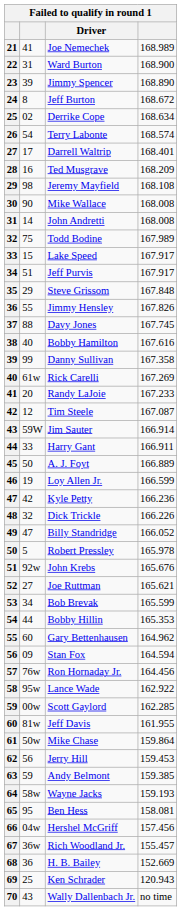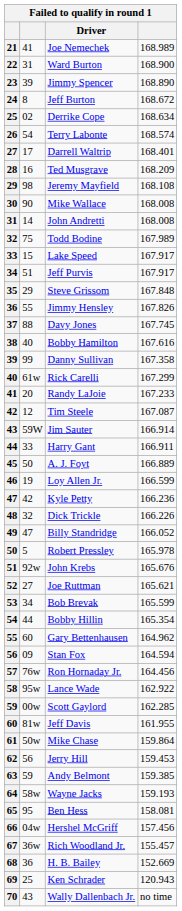(157, 377) 167.269 -> (157, 377) 167.299
(157, 620) 165.353 -> (157, 620) 165.354
